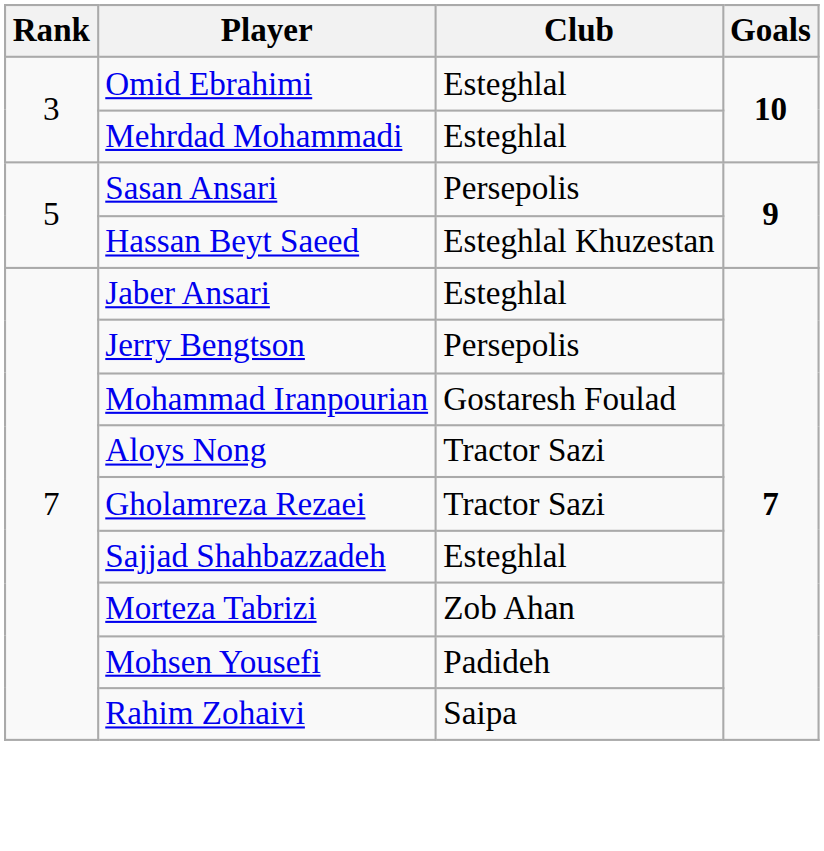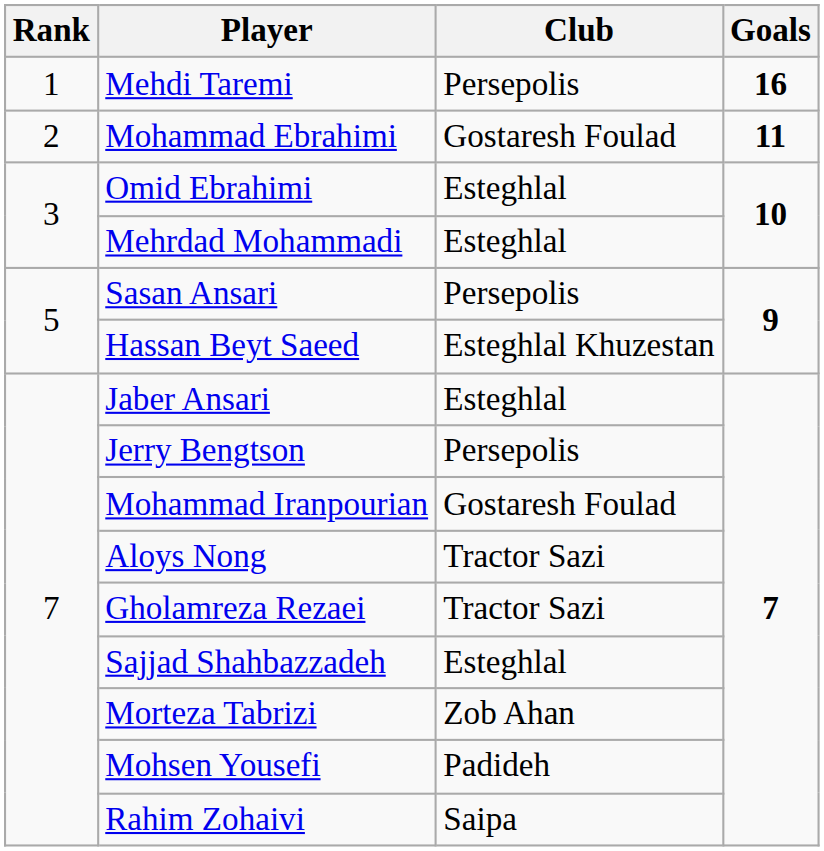+ row: (199, 83)
+ row: (251, 135)
